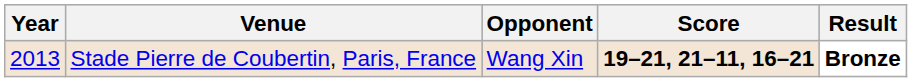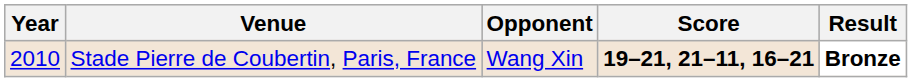(35, 58) 2013 -> (35, 58) 2010
